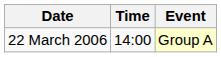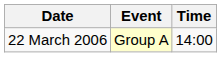columns swapped: (133, 16) <-> (185, 16)
